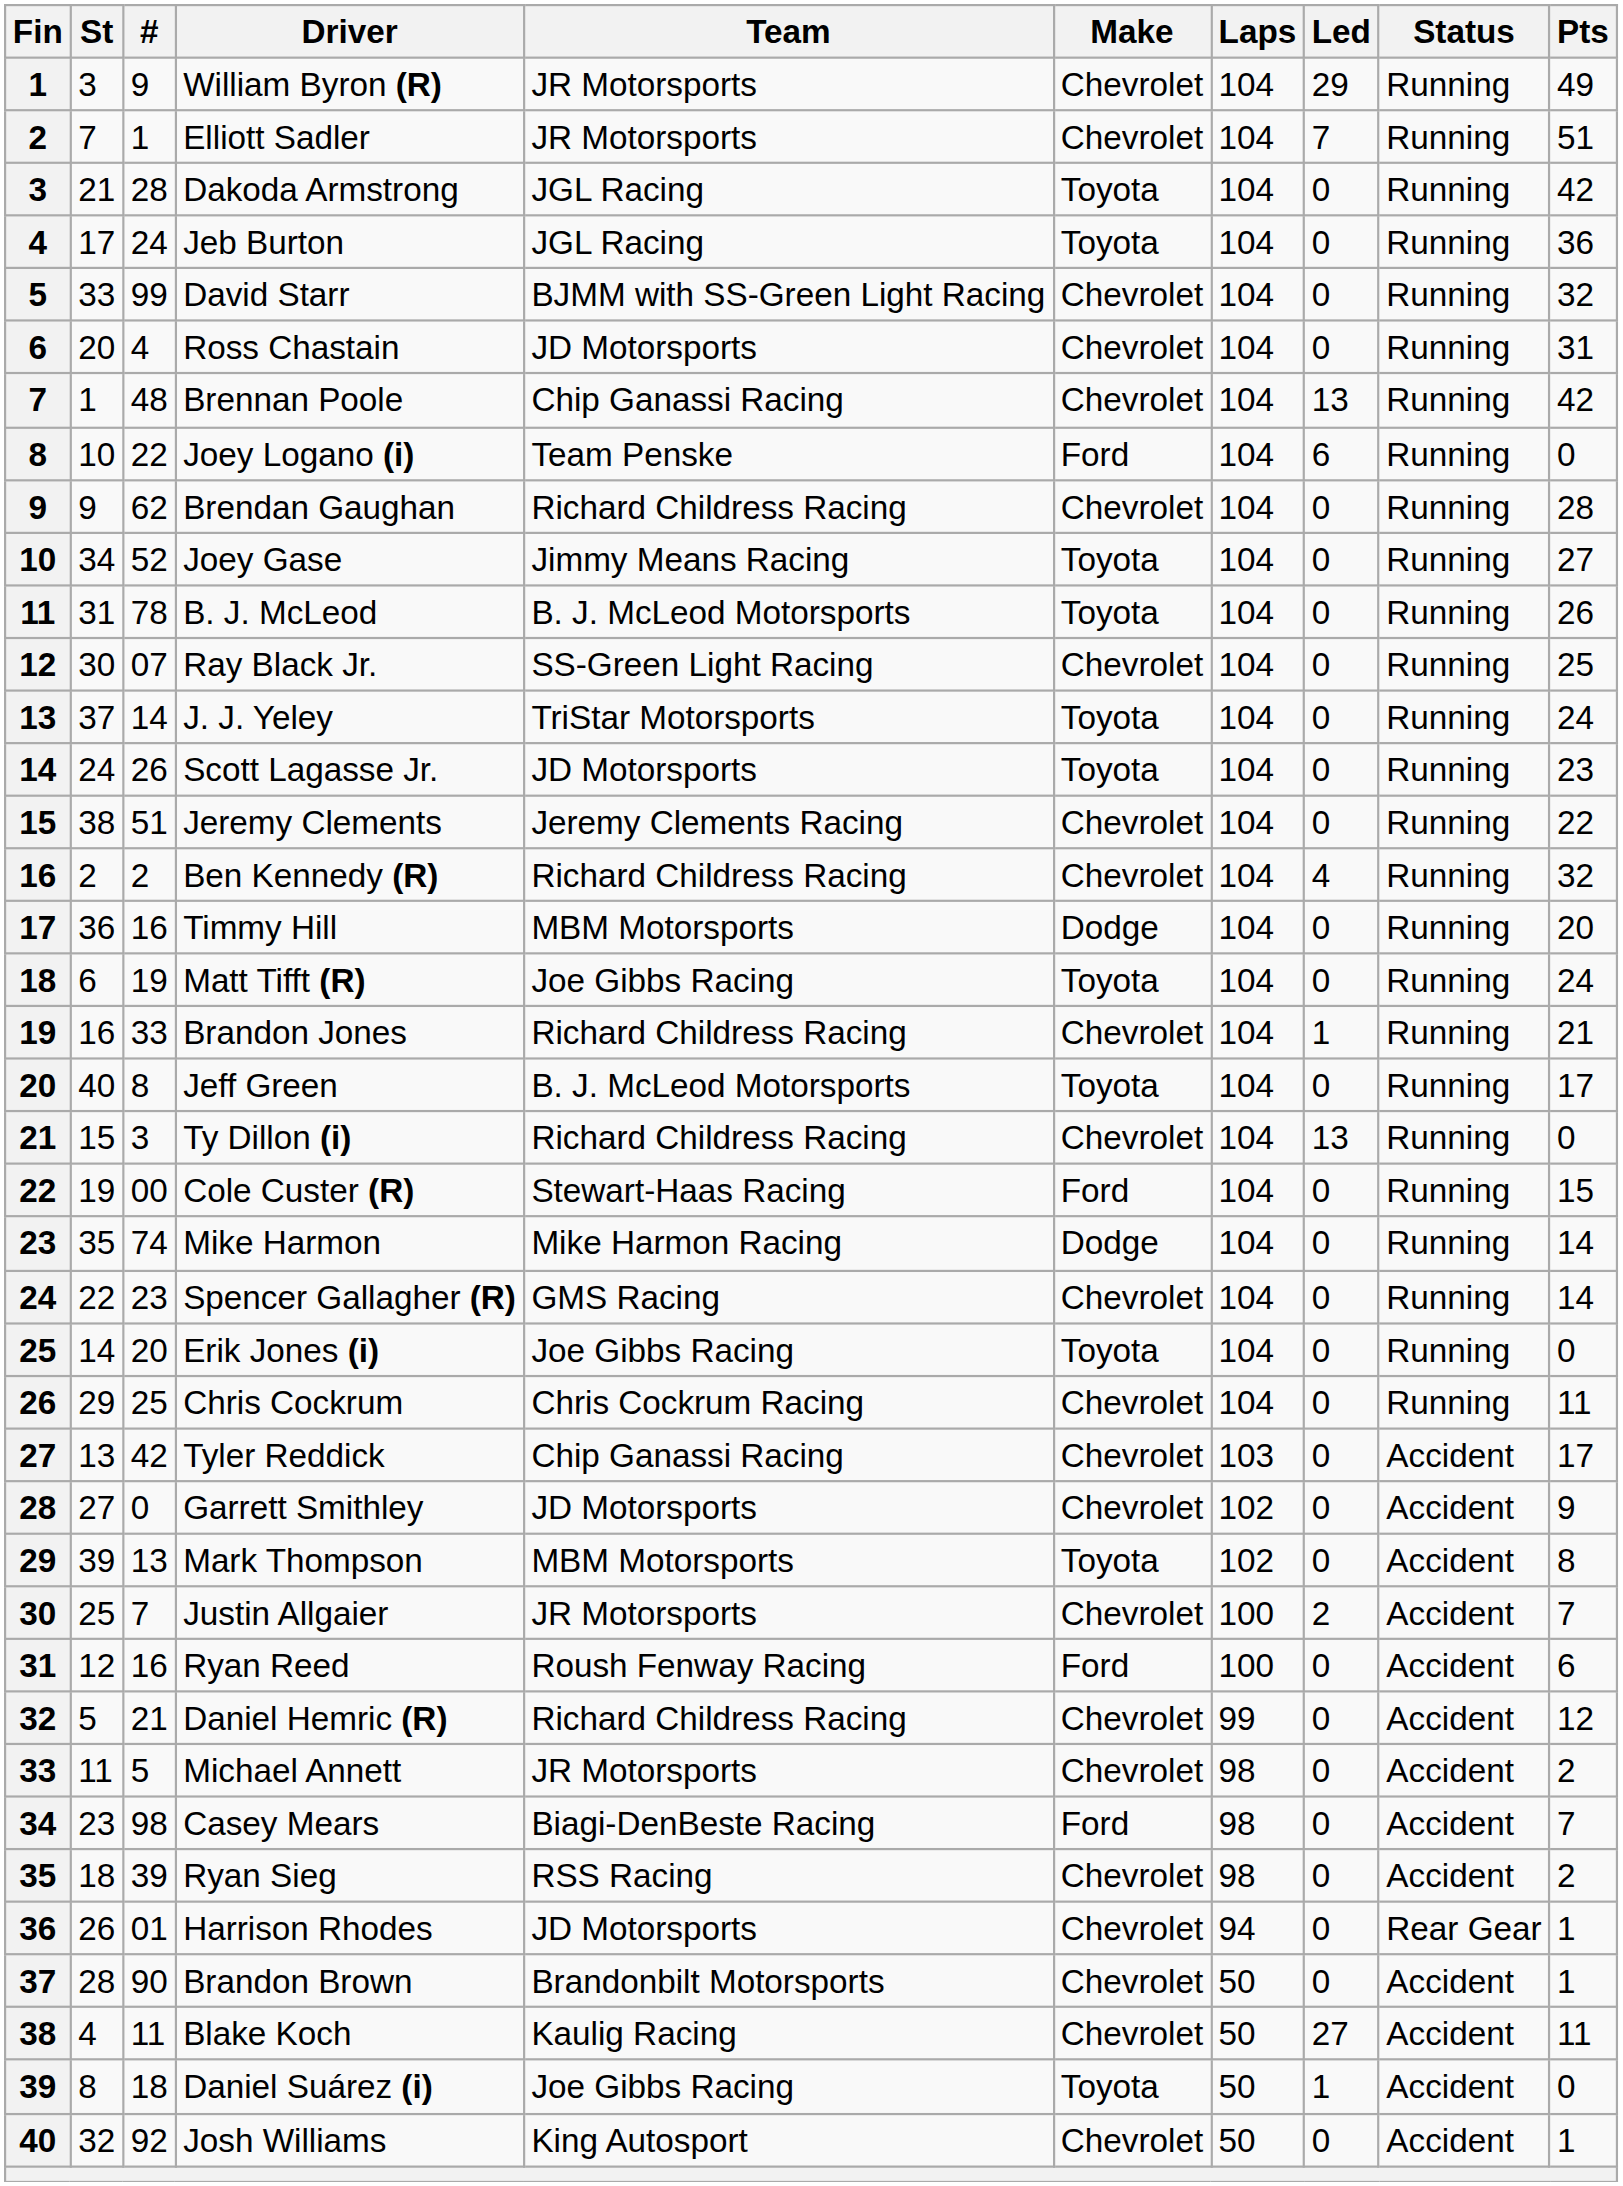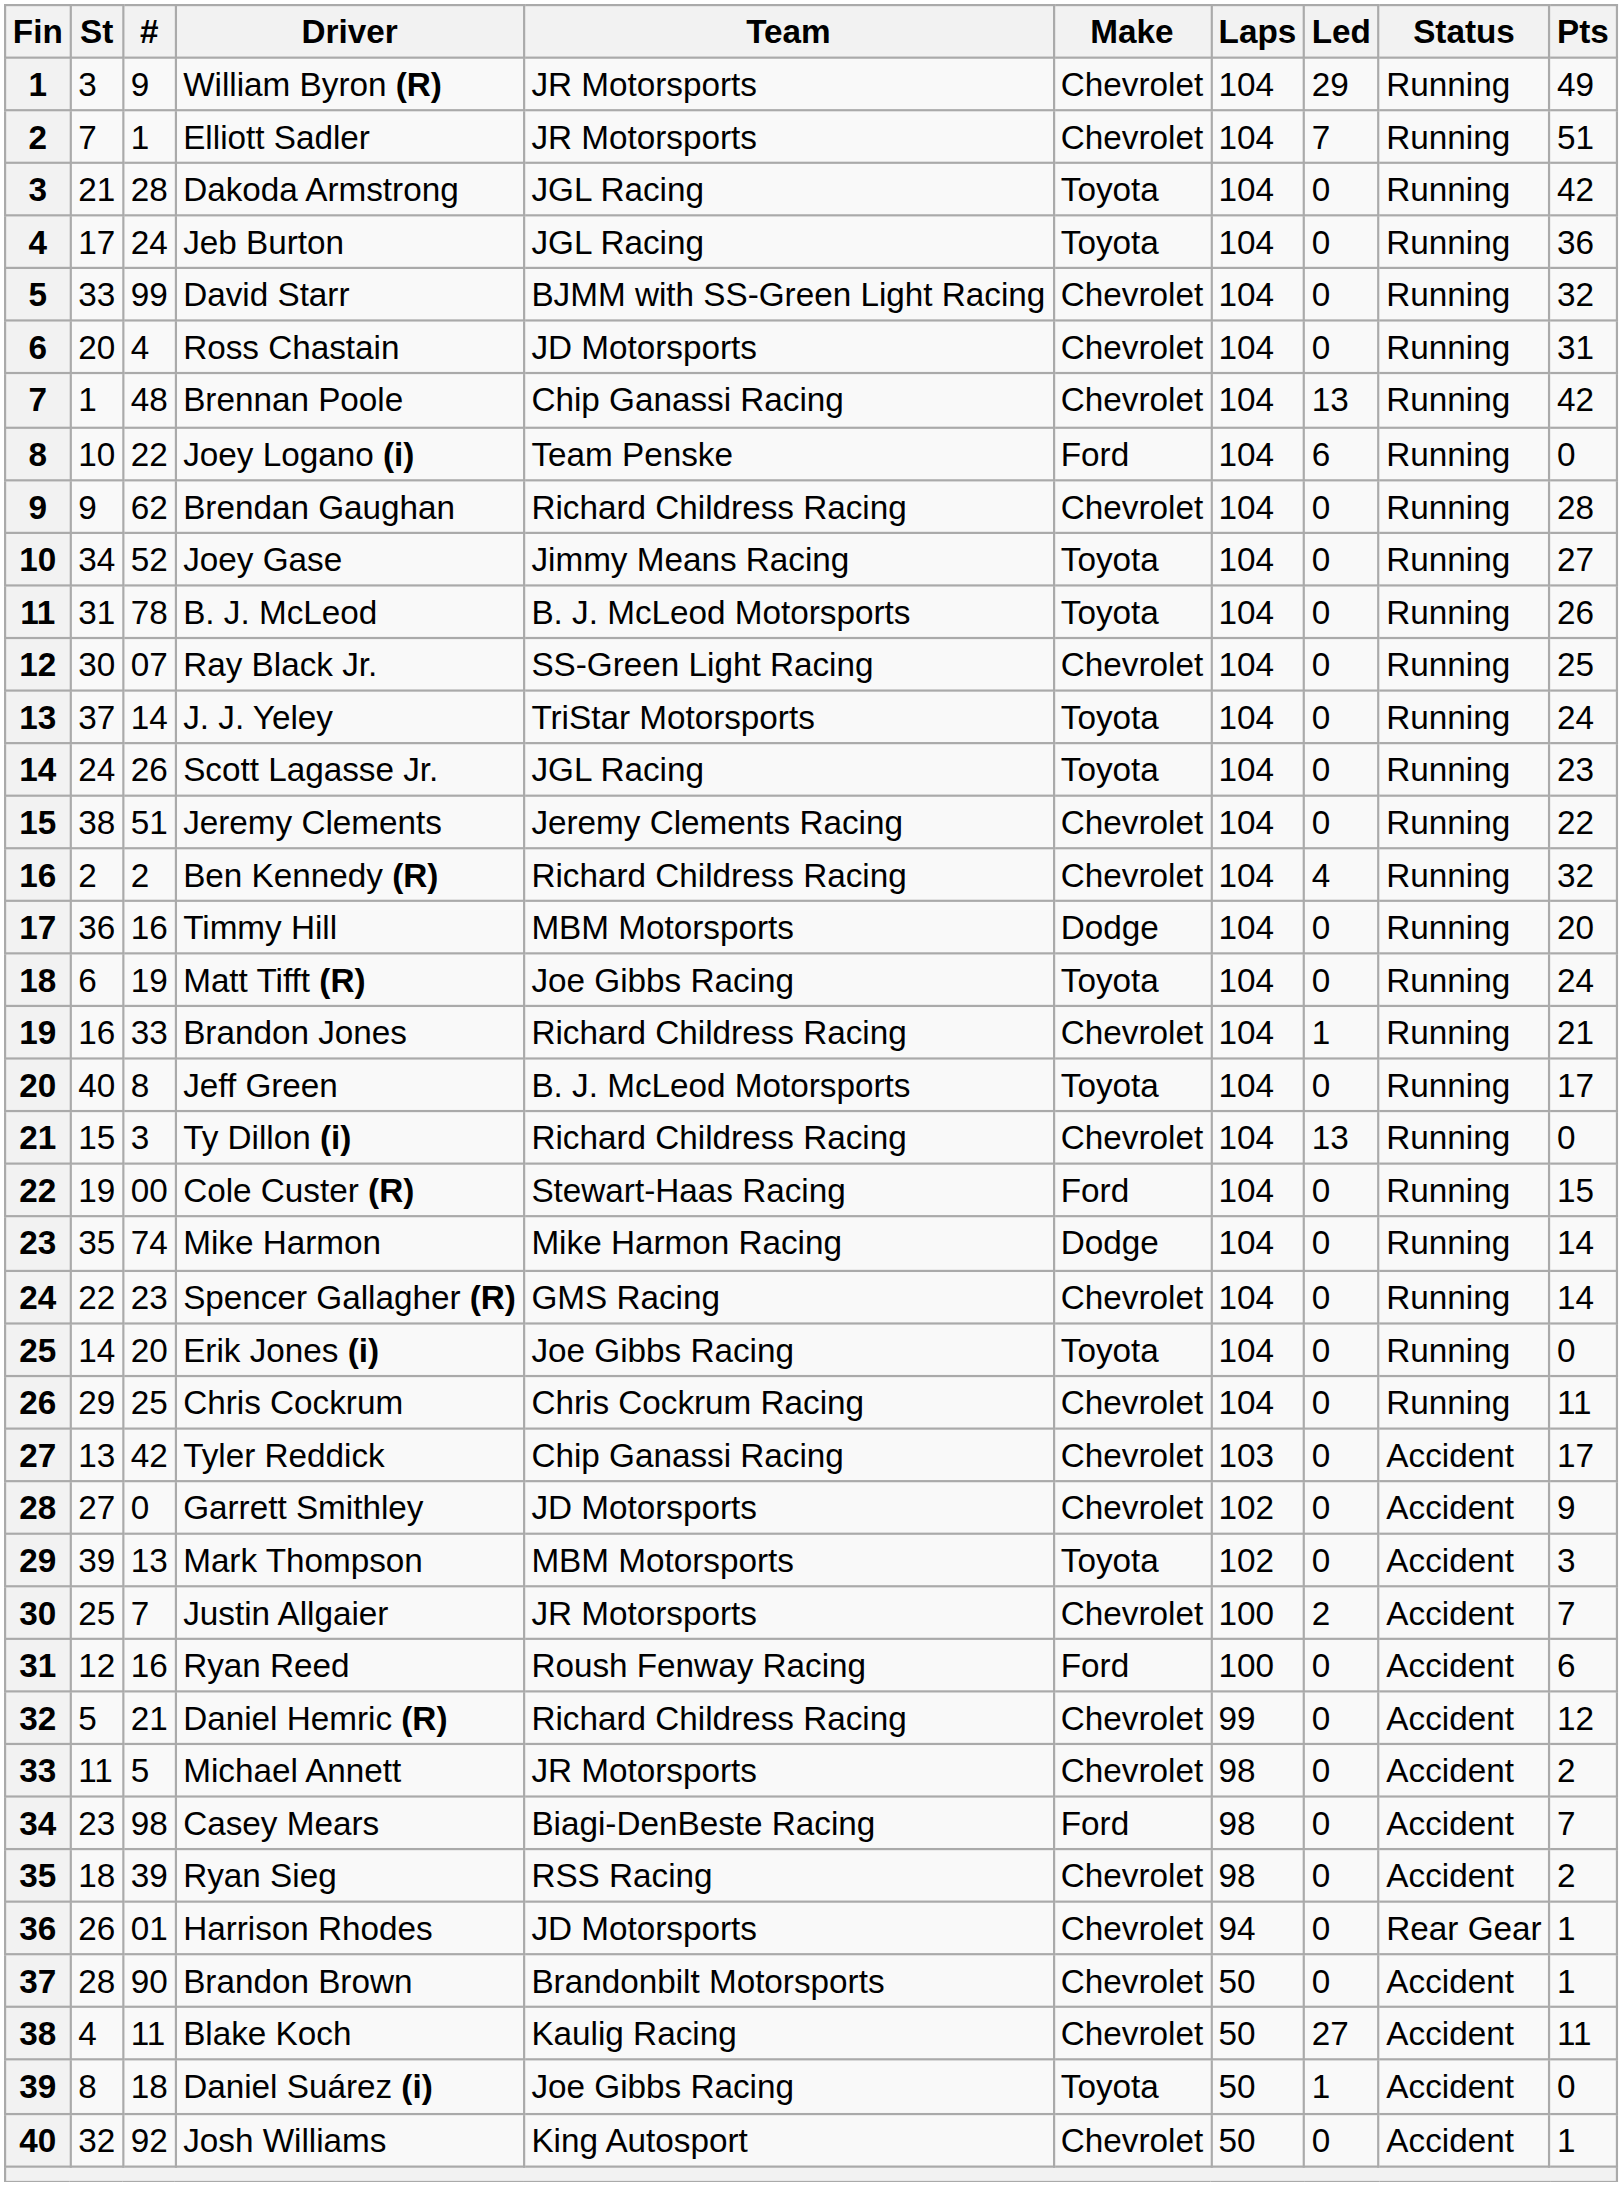(644, 769) JD Motorsports -> (618, 769) JGL Racing
(1566, 1560) 8 -> (1566, 1560) 3
